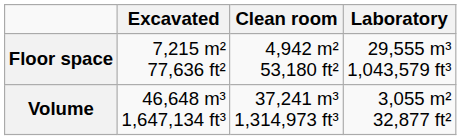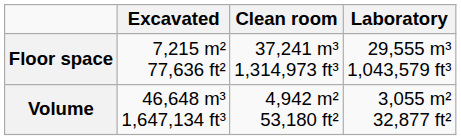(299, 59) 4,942 m² 53,180 ft² -> (286, 59) 37,241 m³ 1,314,973 ft³
(286, 109) 37,241 m³ 1,314,973 ft³ -> (299, 109) 4,942 m² 53,180 ft²
